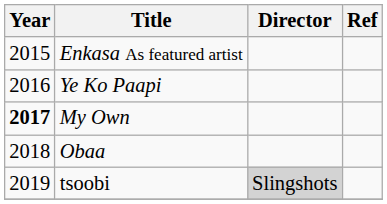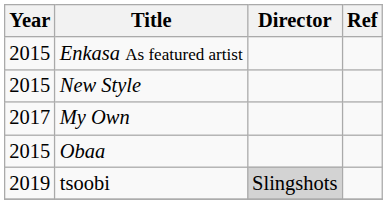- row: (111, 85)
+ row: (100, 85)
(30, 118) bold -> (30, 118) normal
(30, 150) 2018 -> (30, 150) 2015
